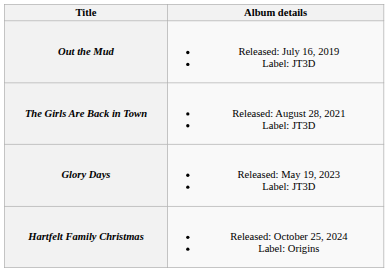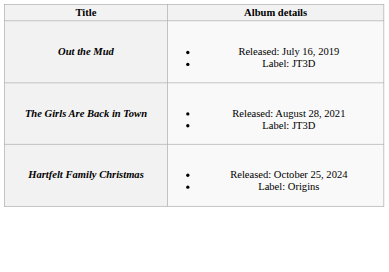- row: (86, 175)
